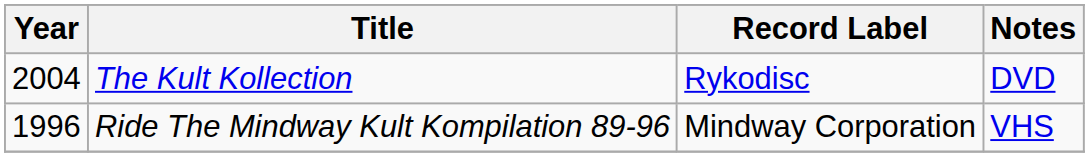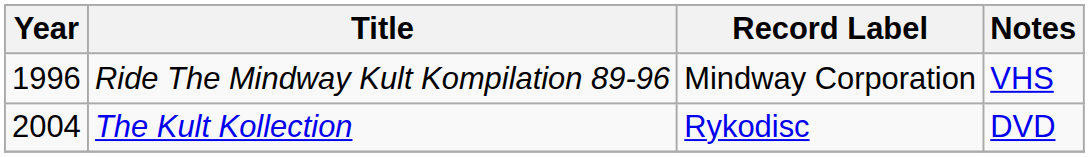rows swapped: (383, 126) <-> (224, 77)
